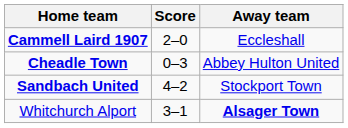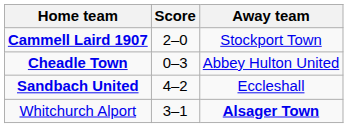(271, 39) Eccleshall -> (271, 39) Stockport Town
(271, 87) Stockport Town -> (271, 87) Eccleshall
